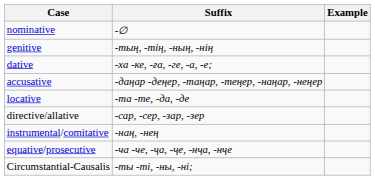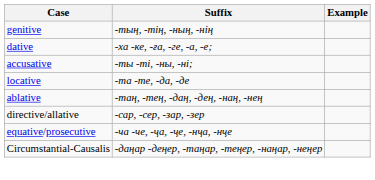- row: (31, 30)
(219, 81) -даңар -деңер, -таңар, -теңер, -наңар, -неңер -> (154, 64) -ты -ті, -ны, -нi;
+ row: (24, 98)
- row: (58, 132)
(154, 166) -ты -ті, -ны, -нi; -> (219, 149) -даңар -деңер, -таңар, -теңер, -наңар, -неңер
